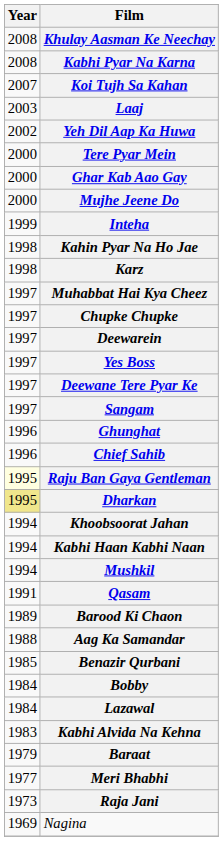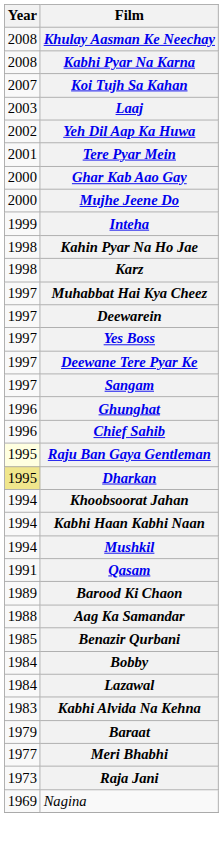(22, 154) 2000 -> (22, 154) 2001
- row: (129, 316)
